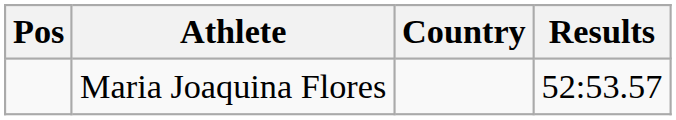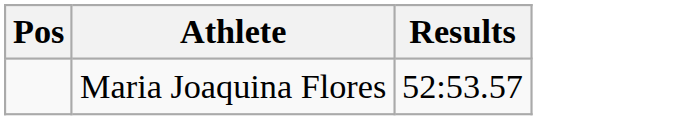- column: (464, 31)
